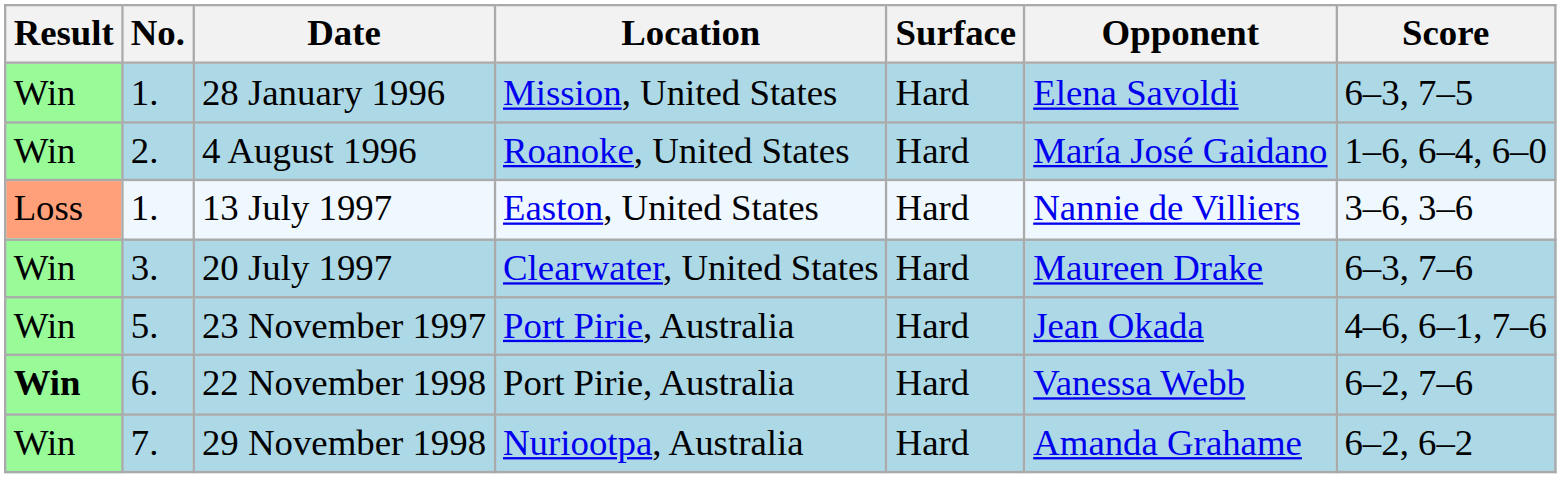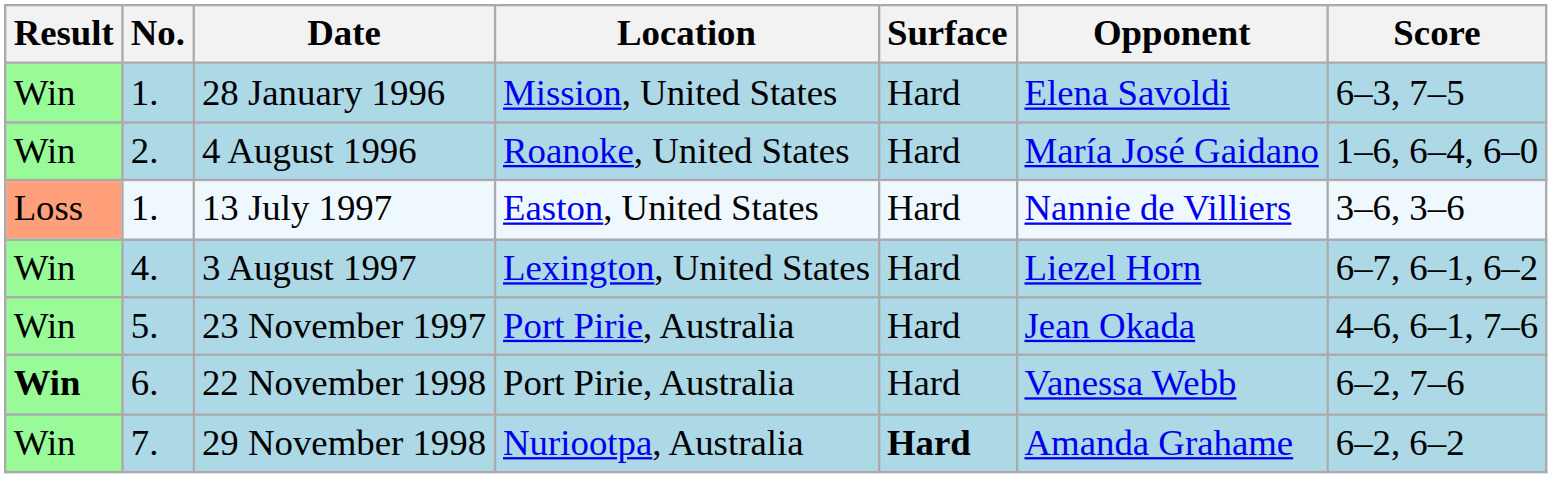- row: (297, 267)
+ row: (309, 267)
(932, 442) normal -> (929, 442) bold
